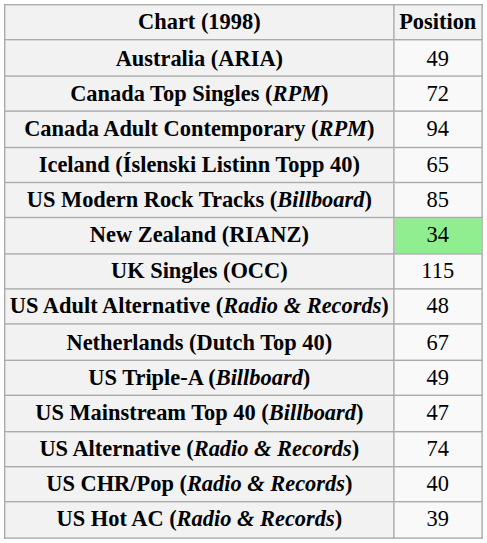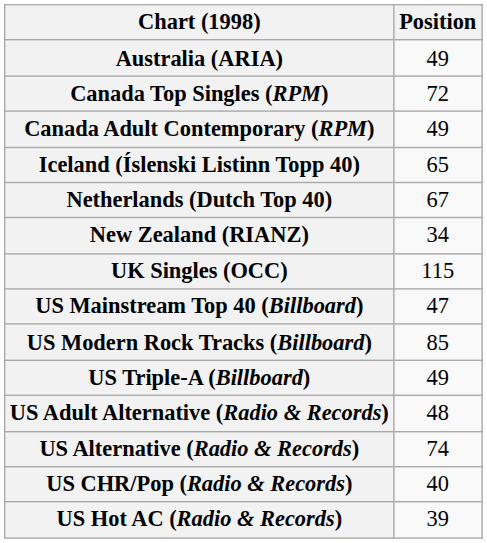(438, 128) 94 -> (438, 128) 49
rows swapped: (199, 341) <-> (199, 199)
(438, 235) lightgreen background -> (438, 235) no background
rows swapped: (199, 413) <-> (199, 306)
